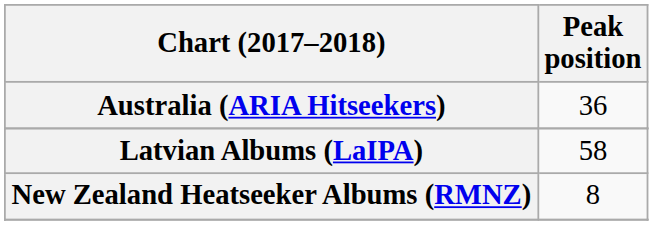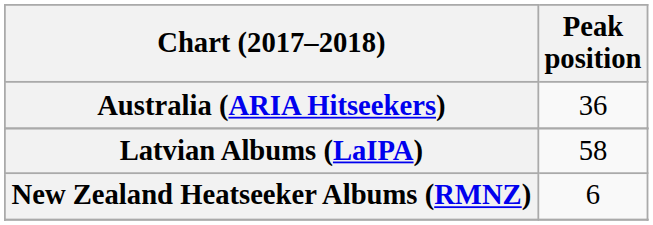(593, 195) 8 -> (593, 195) 6
